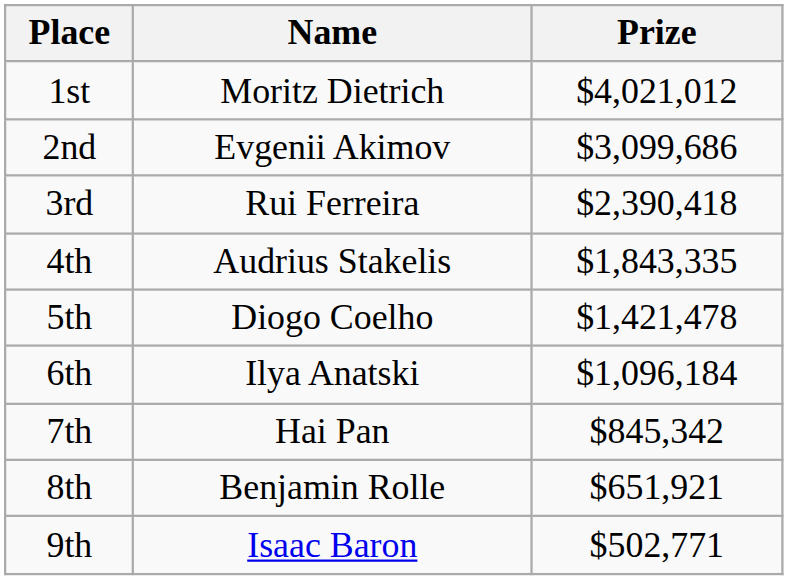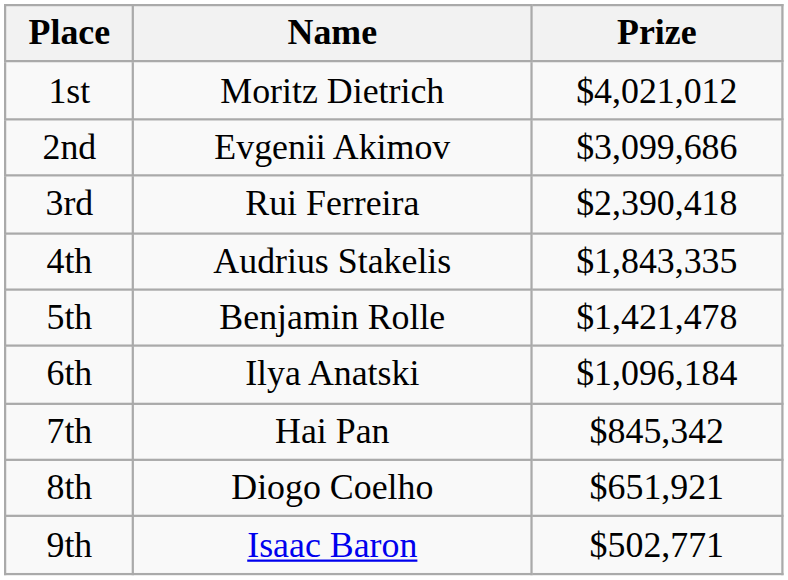(332, 317) Diogo Coelho -> (332, 317) Benjamin Rolle
(332, 487) Benjamin Rolle -> (332, 487) Diogo Coelho
